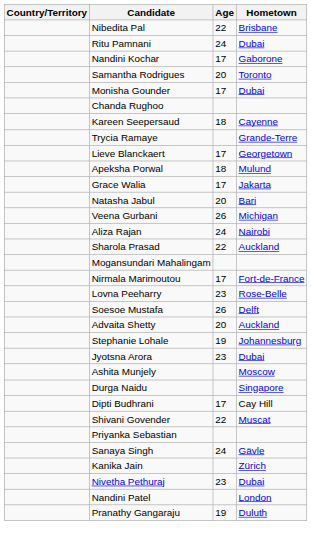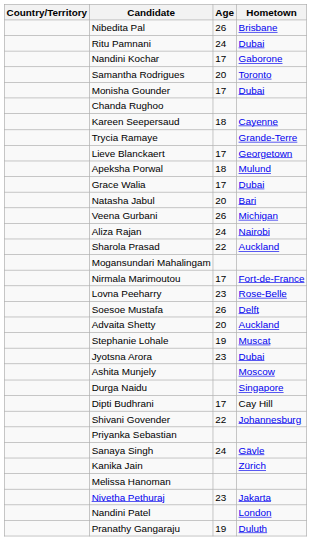(221, 28) 22 -> (221, 28) 26
(255, 184) Jakarta -> (251, 184) Dubai
(270, 341) Johannesburg -> (254, 341) Muscat
(254, 419) Muscat -> (270, 419) Johannesburg
+ row: (131, 482)
(251, 482) Dubai -> (255, 497) Jakarta
